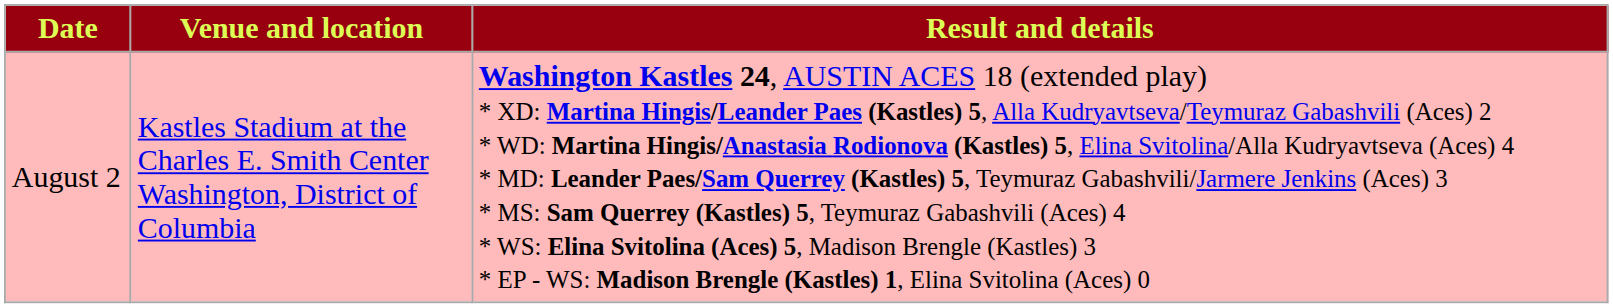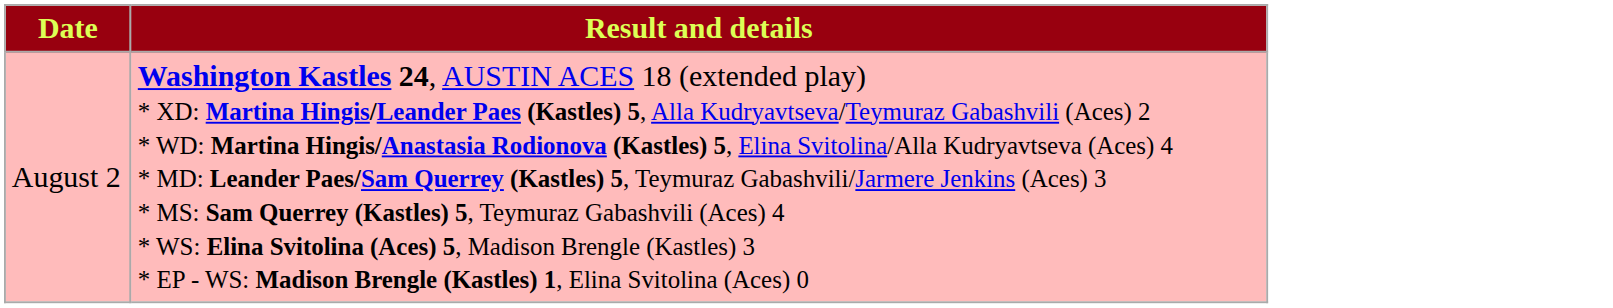- column: (301, 28)
